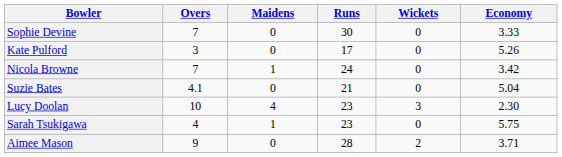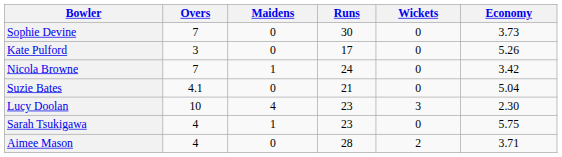(509, 32) 3.33 -> (509, 32) 3.73
(195, 143) 9 -> (195, 143) 4
